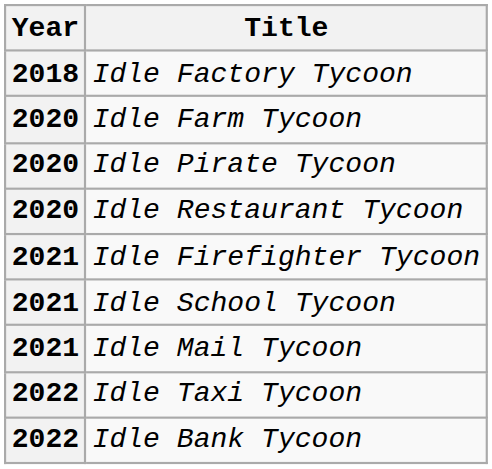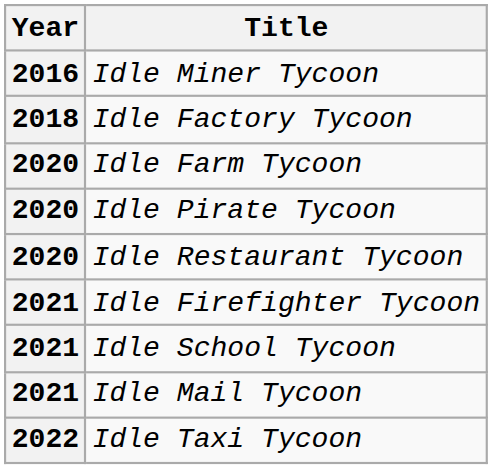+ row: (236, 74)
- row: (227, 440)
